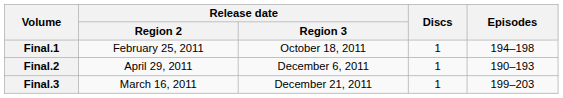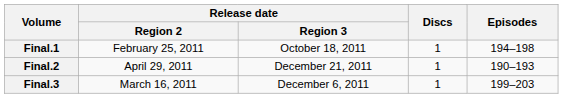(323, 66) December 6, 2011 -> (323, 66) December 21, 2011
(323, 84) December 21, 2011 -> (323, 84) December 6, 2011
